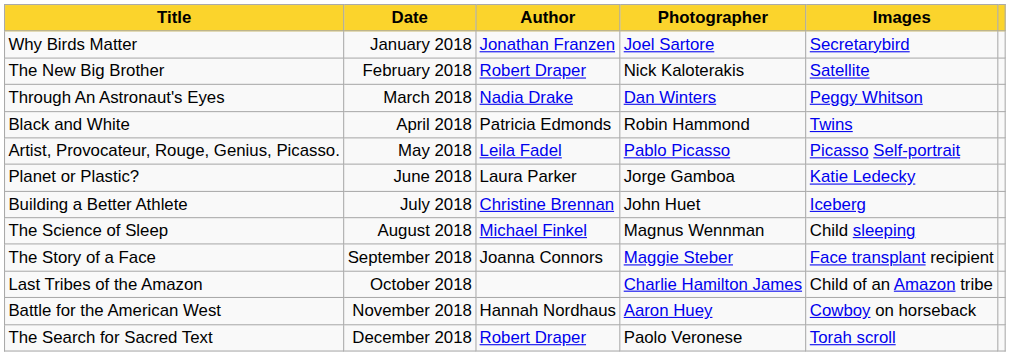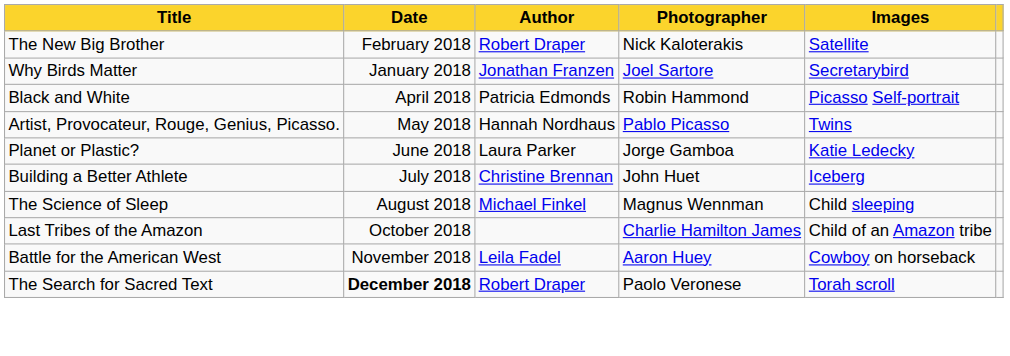rows swapped: (73, 44) <-> (86, 71)
- row: (116, 97)
(831, 124) Twins -> (884, 97) Picasso Self-portrait
(521, 151) Leila Fadel -> (547, 124) Hannah Nordhaus
(885, 151) Picasso Self-portrait -> (830, 124) Twins
- row: (82, 257)
(548, 310) Hannah Nordhaus -> (520, 257) Leila Fadel
(412, 337) normal -> (409, 284) bold
